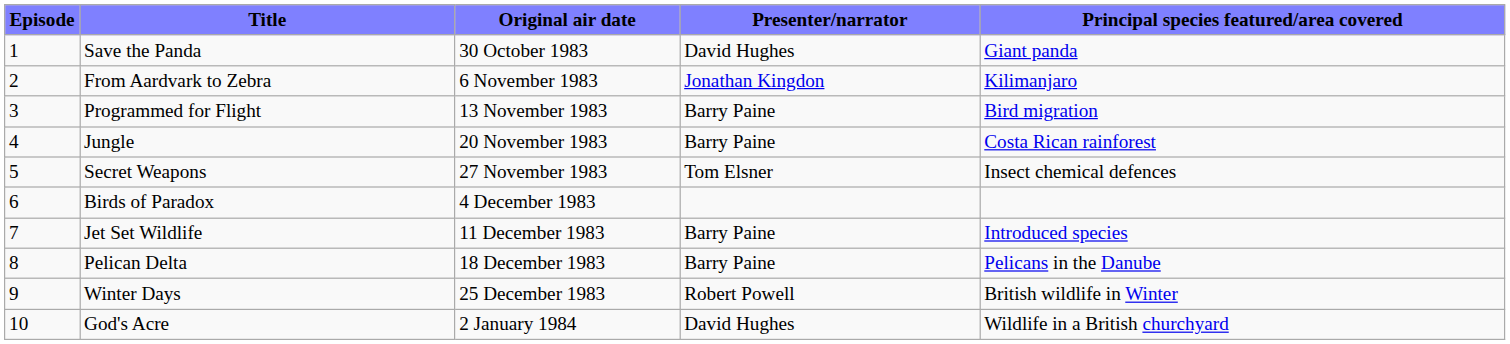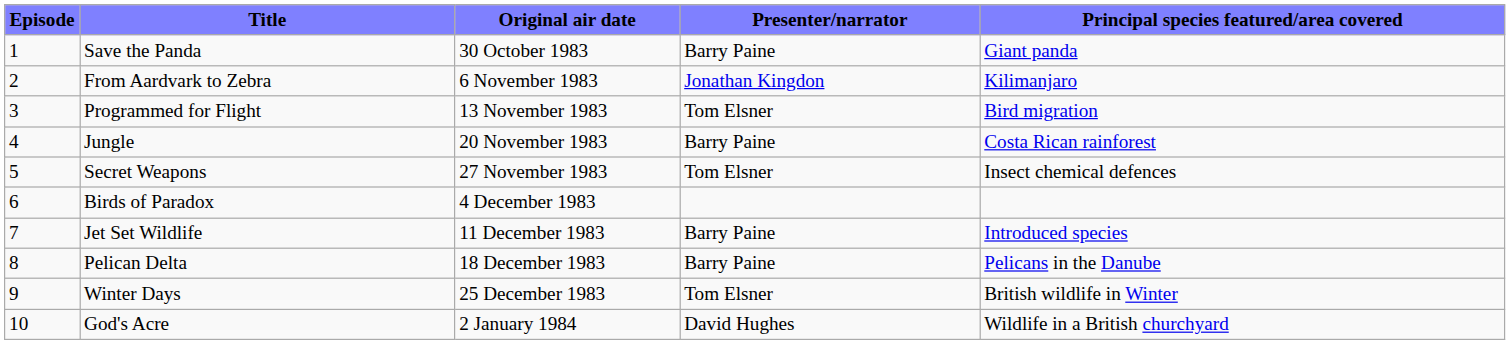(739, 50) David Hughes -> (730, 50) Barry Paine
(730, 111) Barry Paine -> (729, 111) Tom Elsner
(739, 293) Robert Powell -> (729, 293) Tom Elsner
